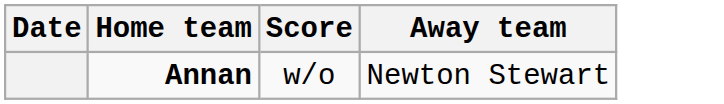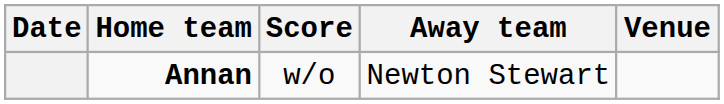+ column: (667, 29)
